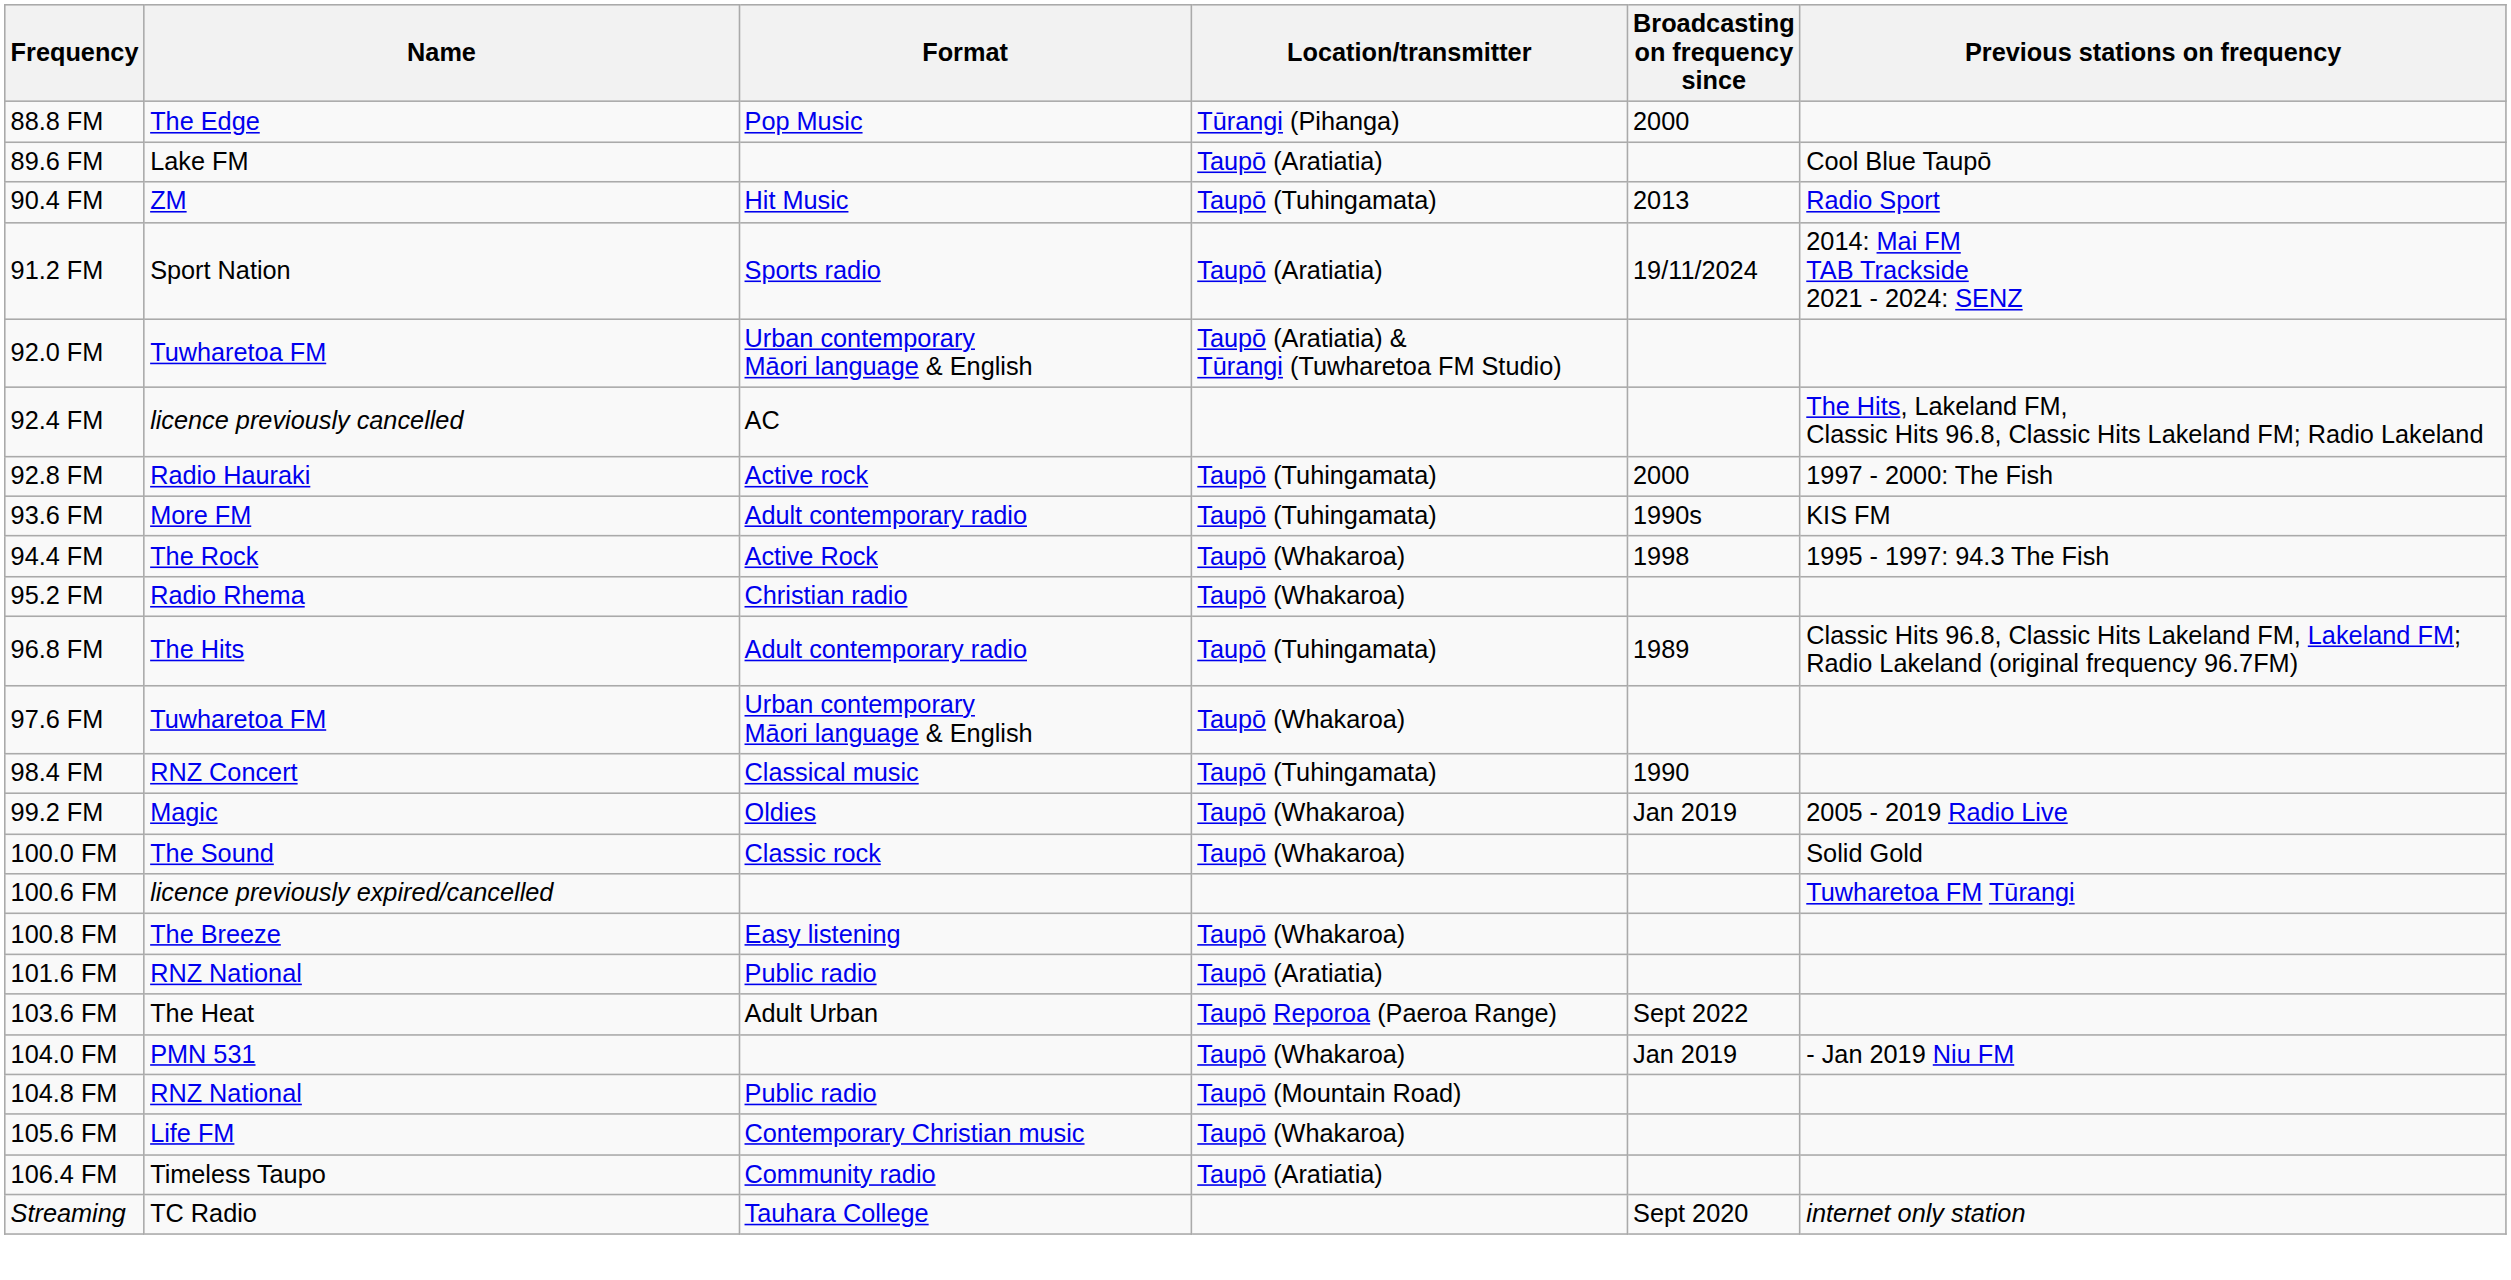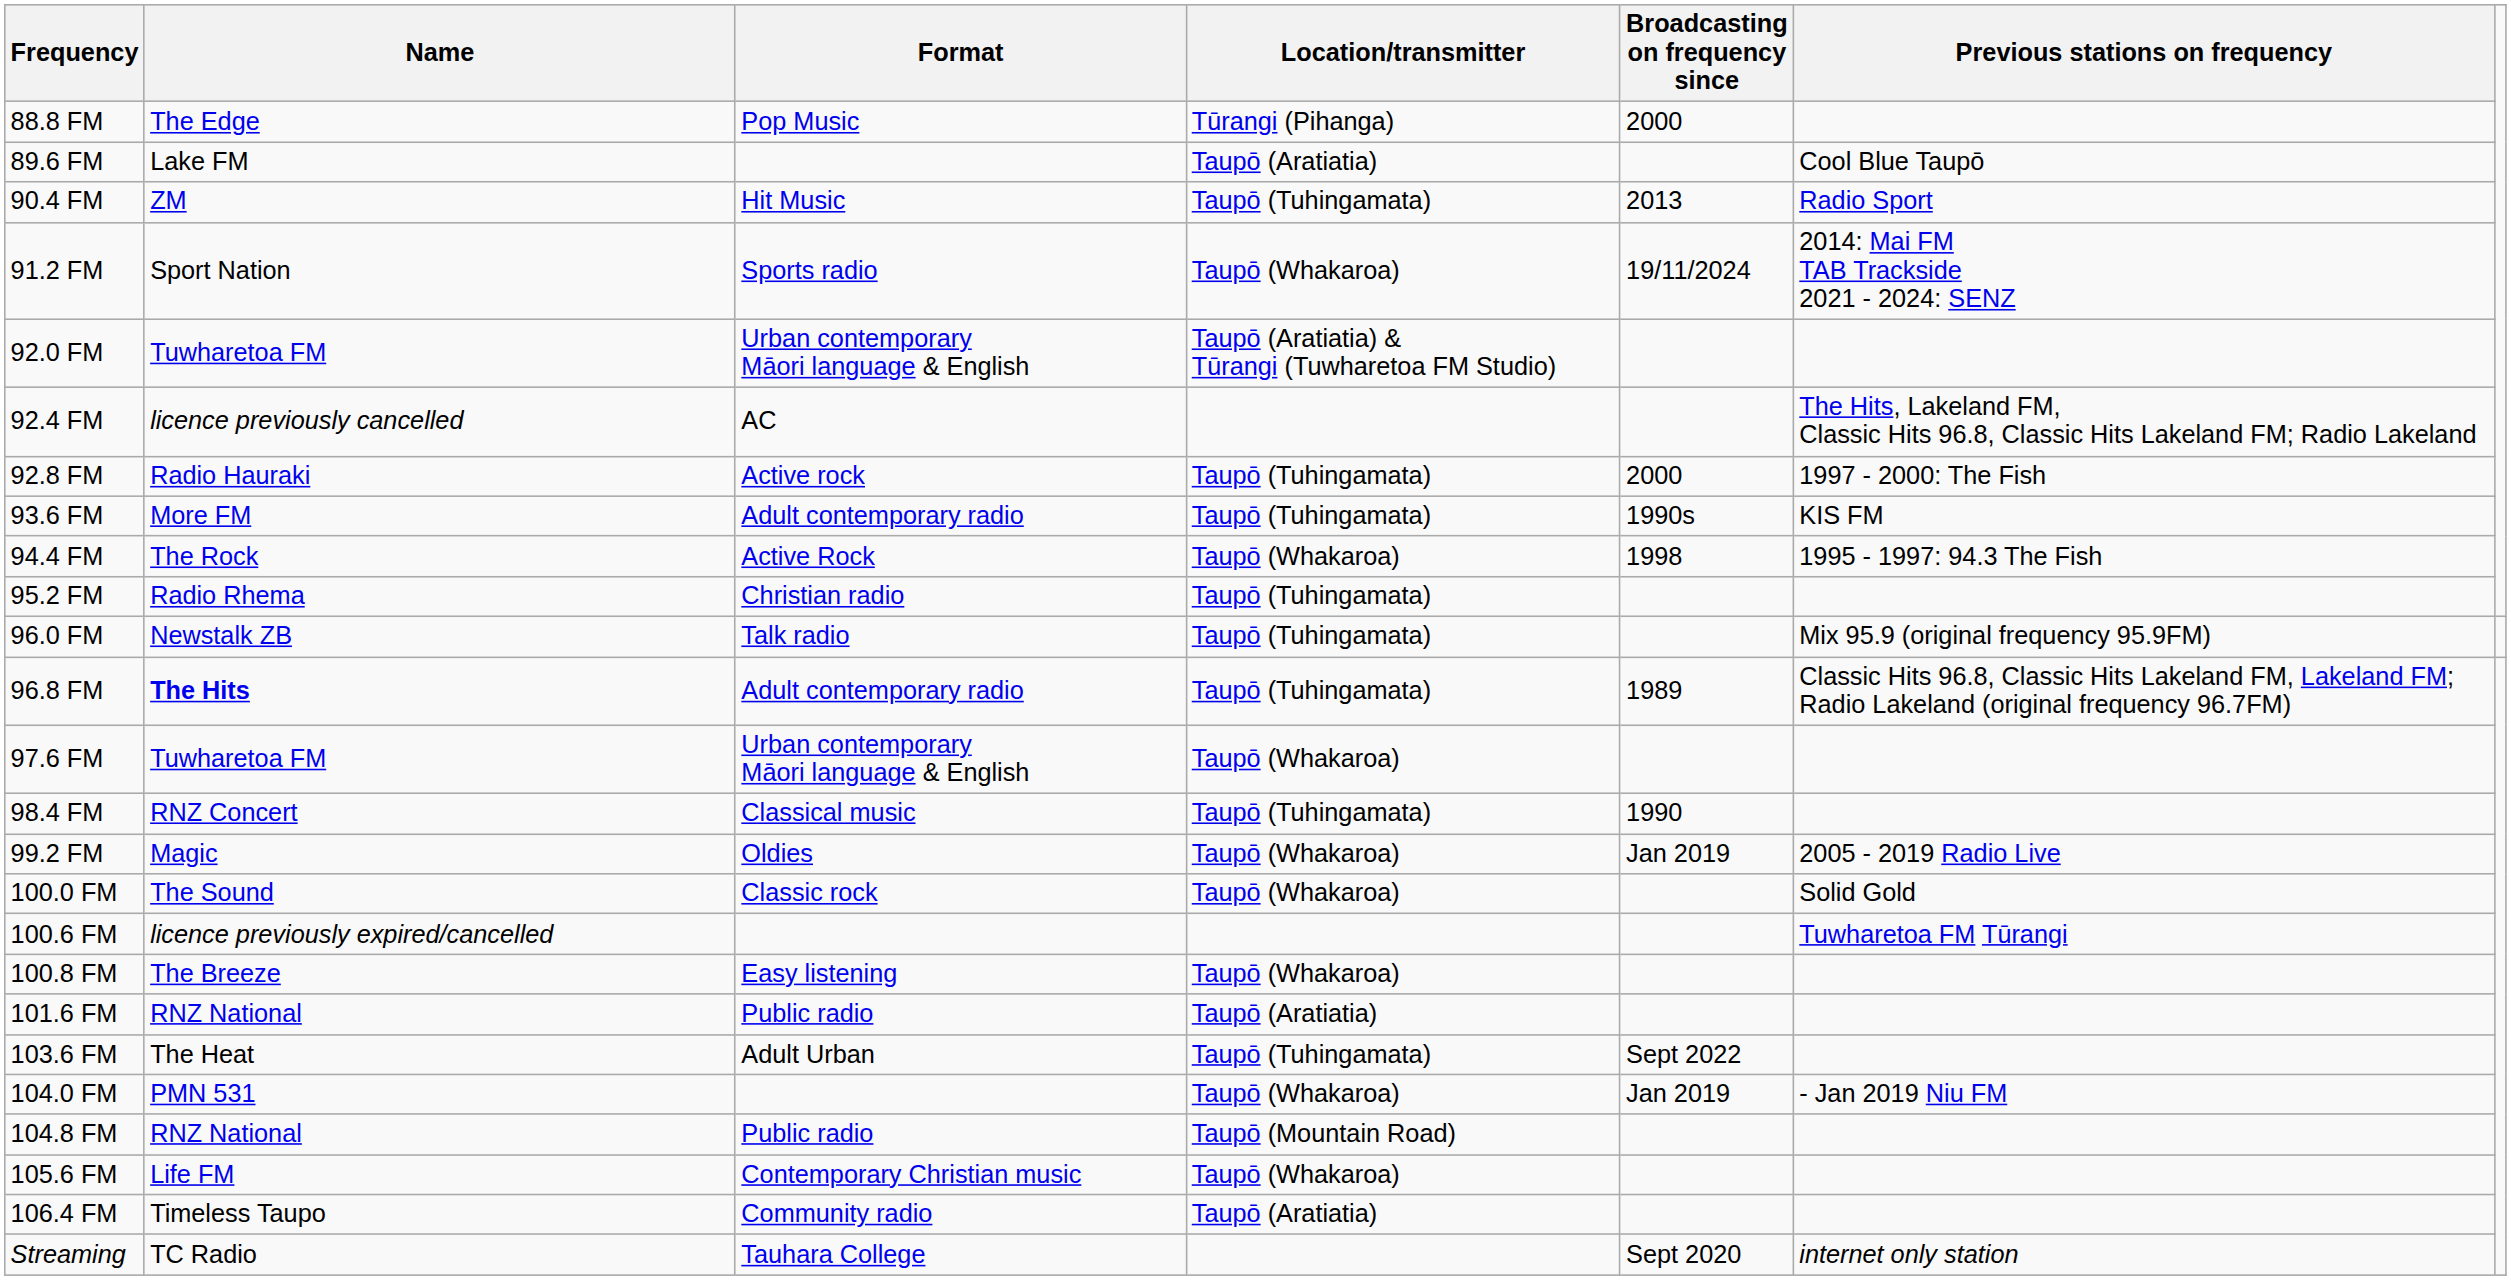(1290, 270) Taupō (Aratiatia) -> (1296, 270) Taupō (Whakaroa)
(1301, 596) Taupō (Whakaroa) -> (1311, 596) Taupō (Tuhingamata)
+ row: (57, 636)
(197, 650) normal -> (200, 690) bold
(1377, 1013) Taupō Reporoa (Paeroa Range) -> (1311, 1053) Taupō (Tuhingamata)
